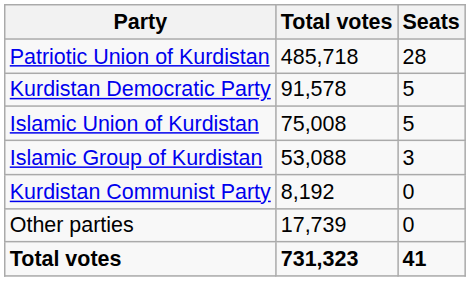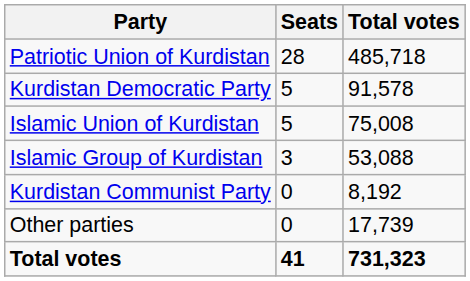columns swapped: (337, 22) <-> (431, 22)
